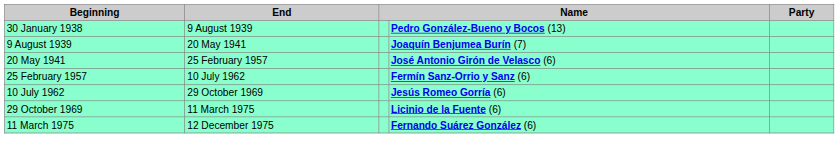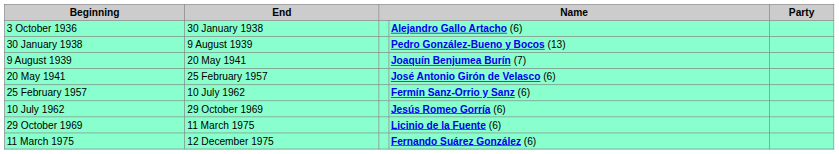+ row: (42, 28)
